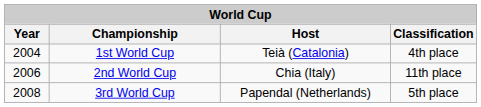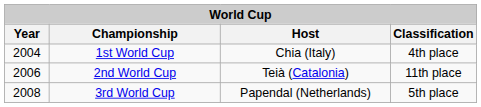(305, 54) Teià (Catalonia) -> (305, 54) Chia (Italy)
(305, 73) Chia (Italy) -> (305, 73) Teià (Catalonia)
